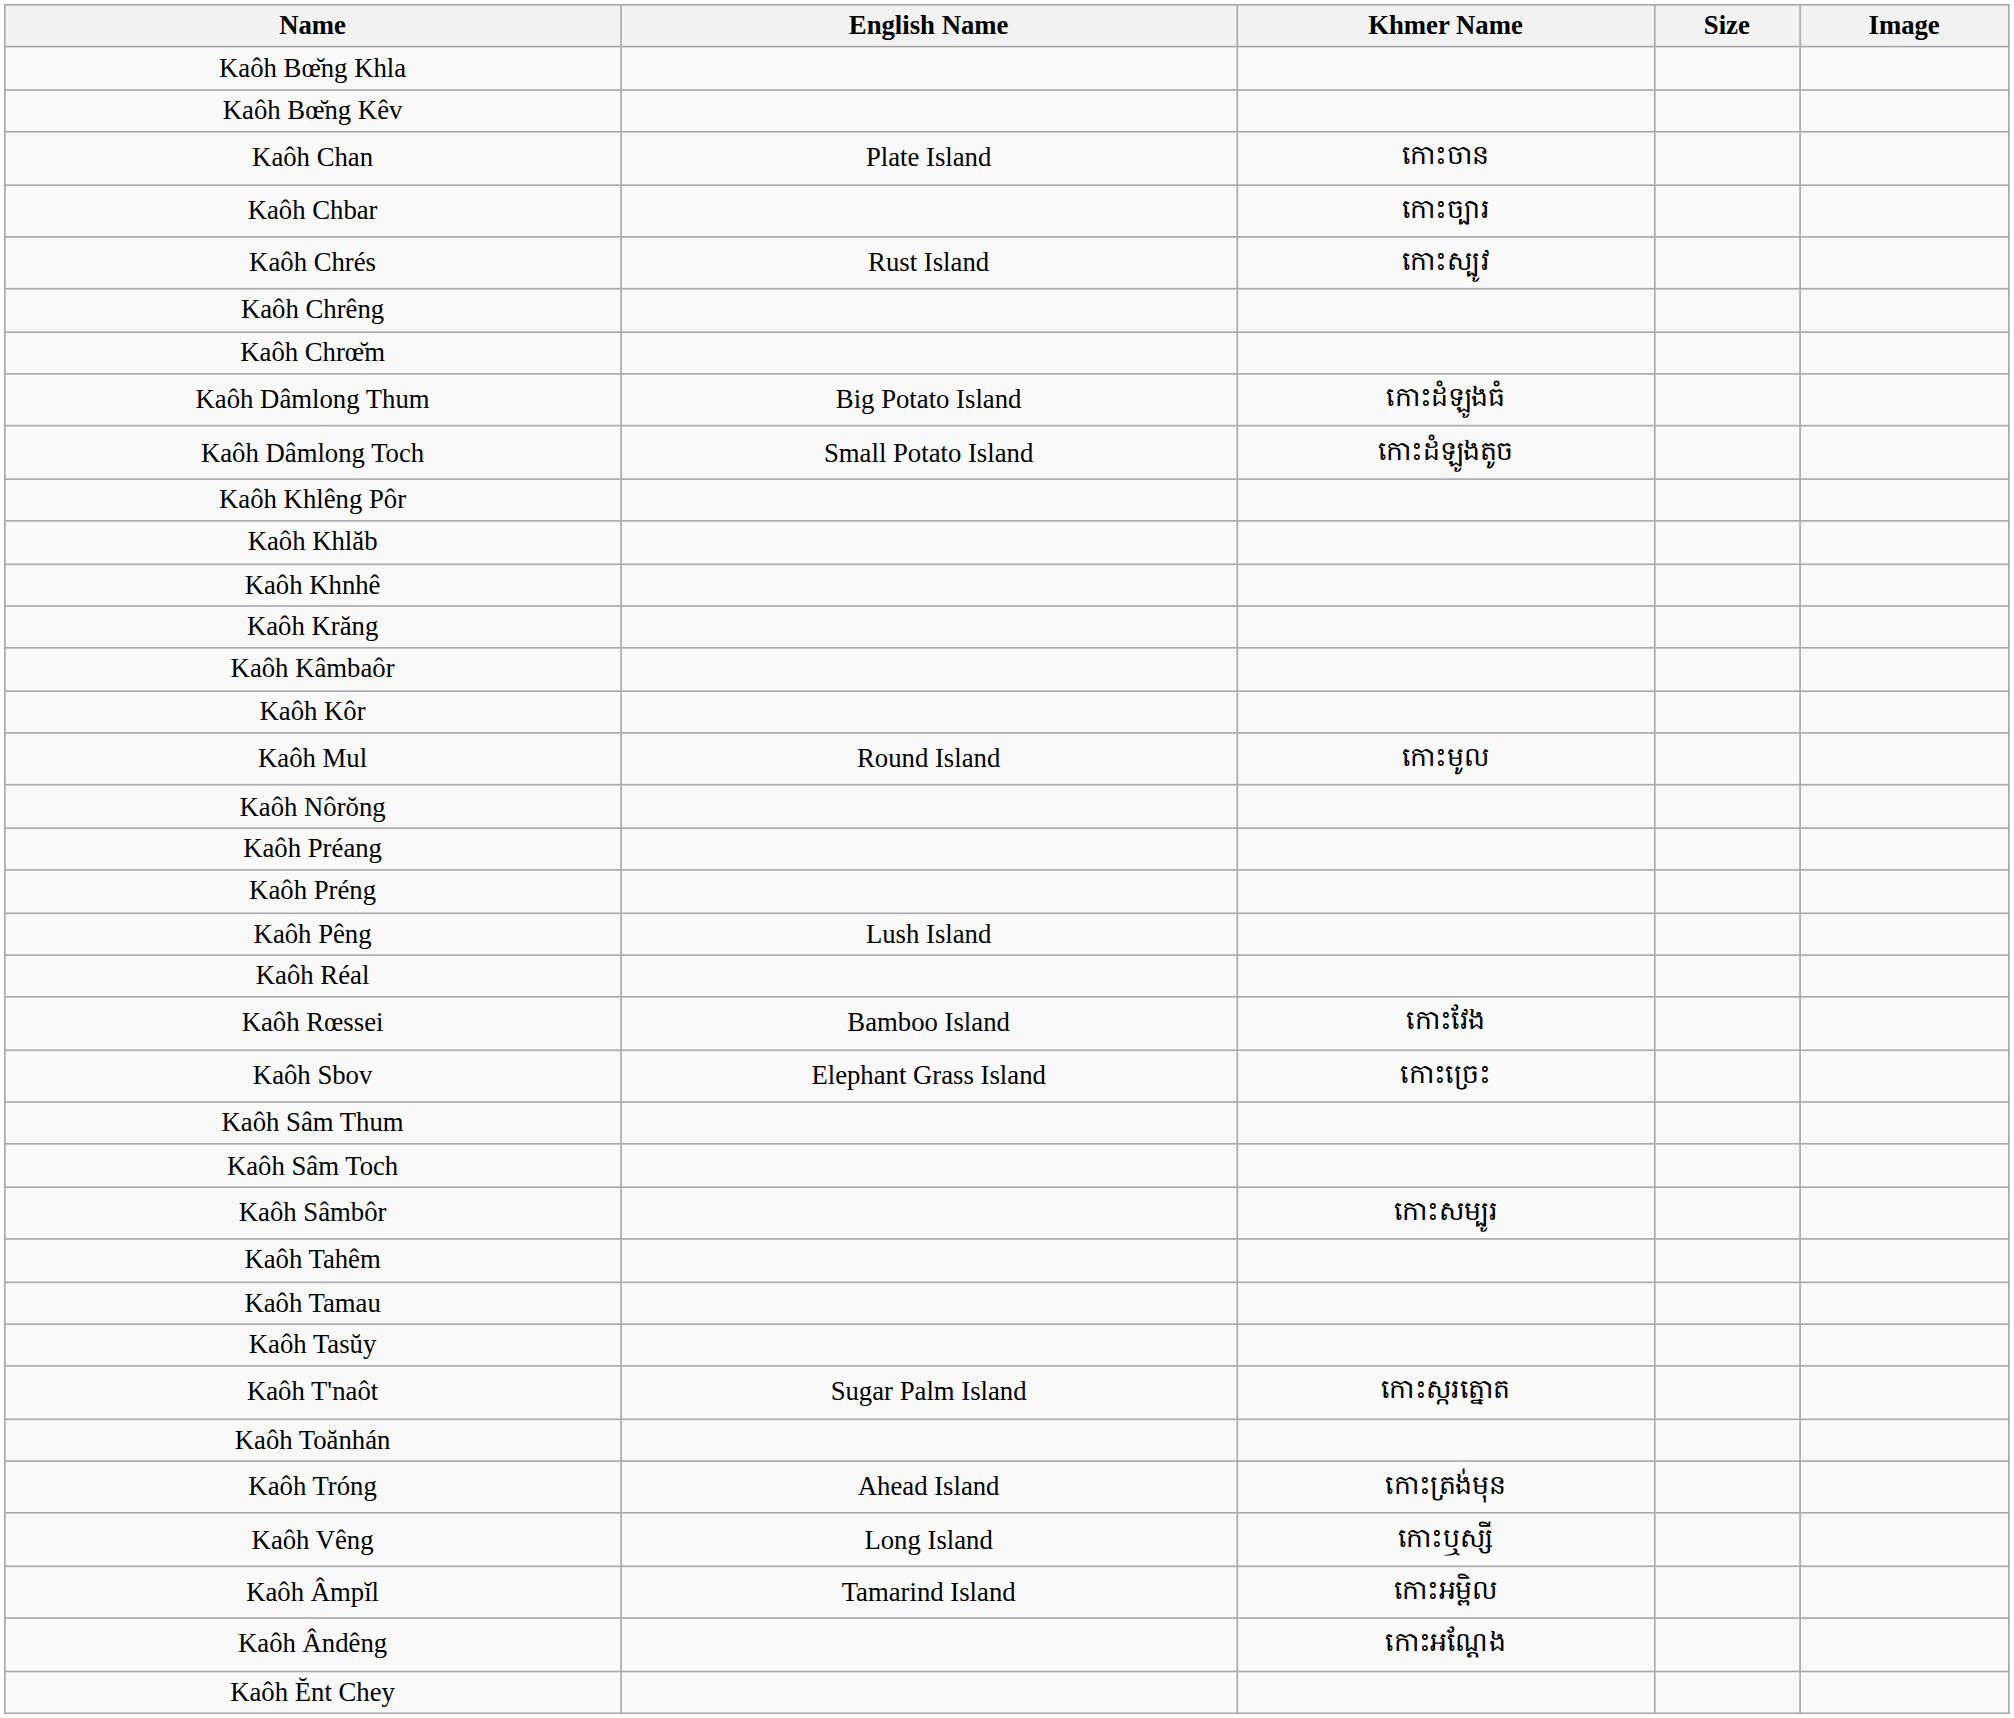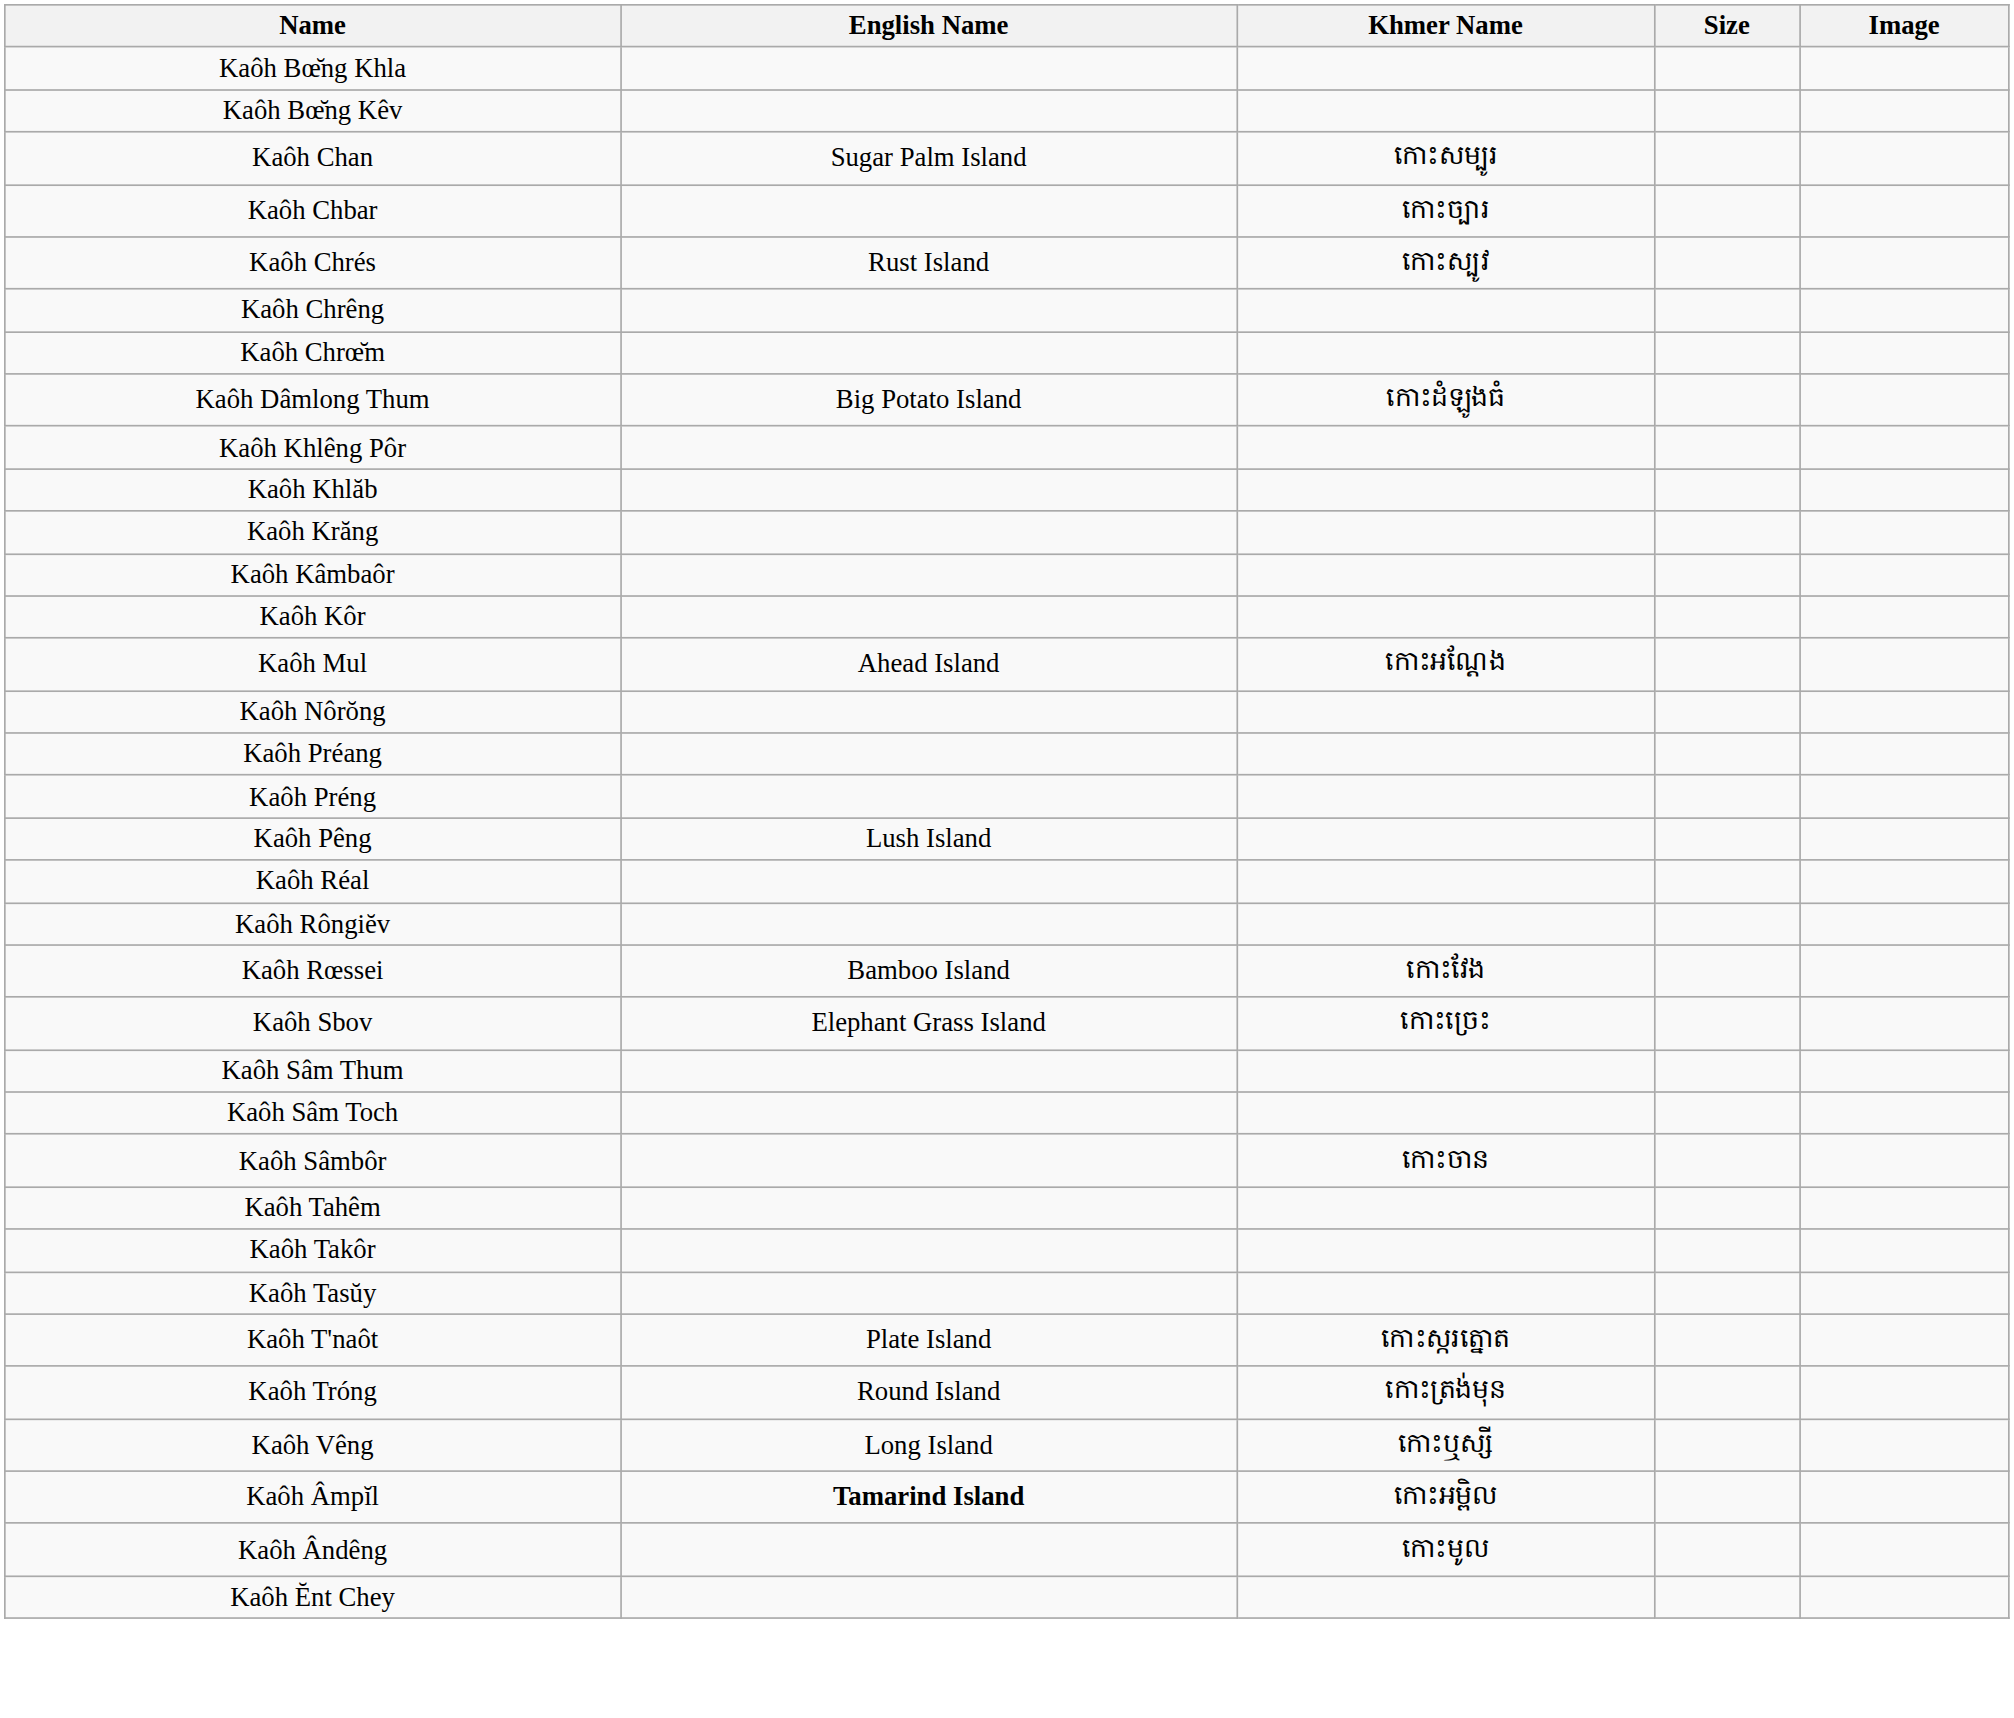(929, 157) Plate Island -> (929, 157) Sugar Palm Island
(1445, 156) កោះចាន -> (1445, 156) កោះសម្បូរ
- row: (313, 452)
- row: (313, 584)
(929, 758) Round Island -> (929, 664) Ahead Island
(1445, 757) កោះមូល -> (1445, 662) កោះអណ្ដែង
+ row: (313, 923)
(1445, 1210) កោះសម្បូរ -> (1445, 1158) កោះចាន
+ row: (313, 1250)
- row: (313, 1302)
(929, 1392) Sugar Palm Island -> (929, 1339) Plate Island
- row: (313, 1439)
(929, 1486) Ahead Island -> (929, 1392) Round Island
(929, 1591) normal -> (929, 1496) bold
(1445, 1642) កោះអណ្ដែង -> (1445, 1547) កោះមូល
